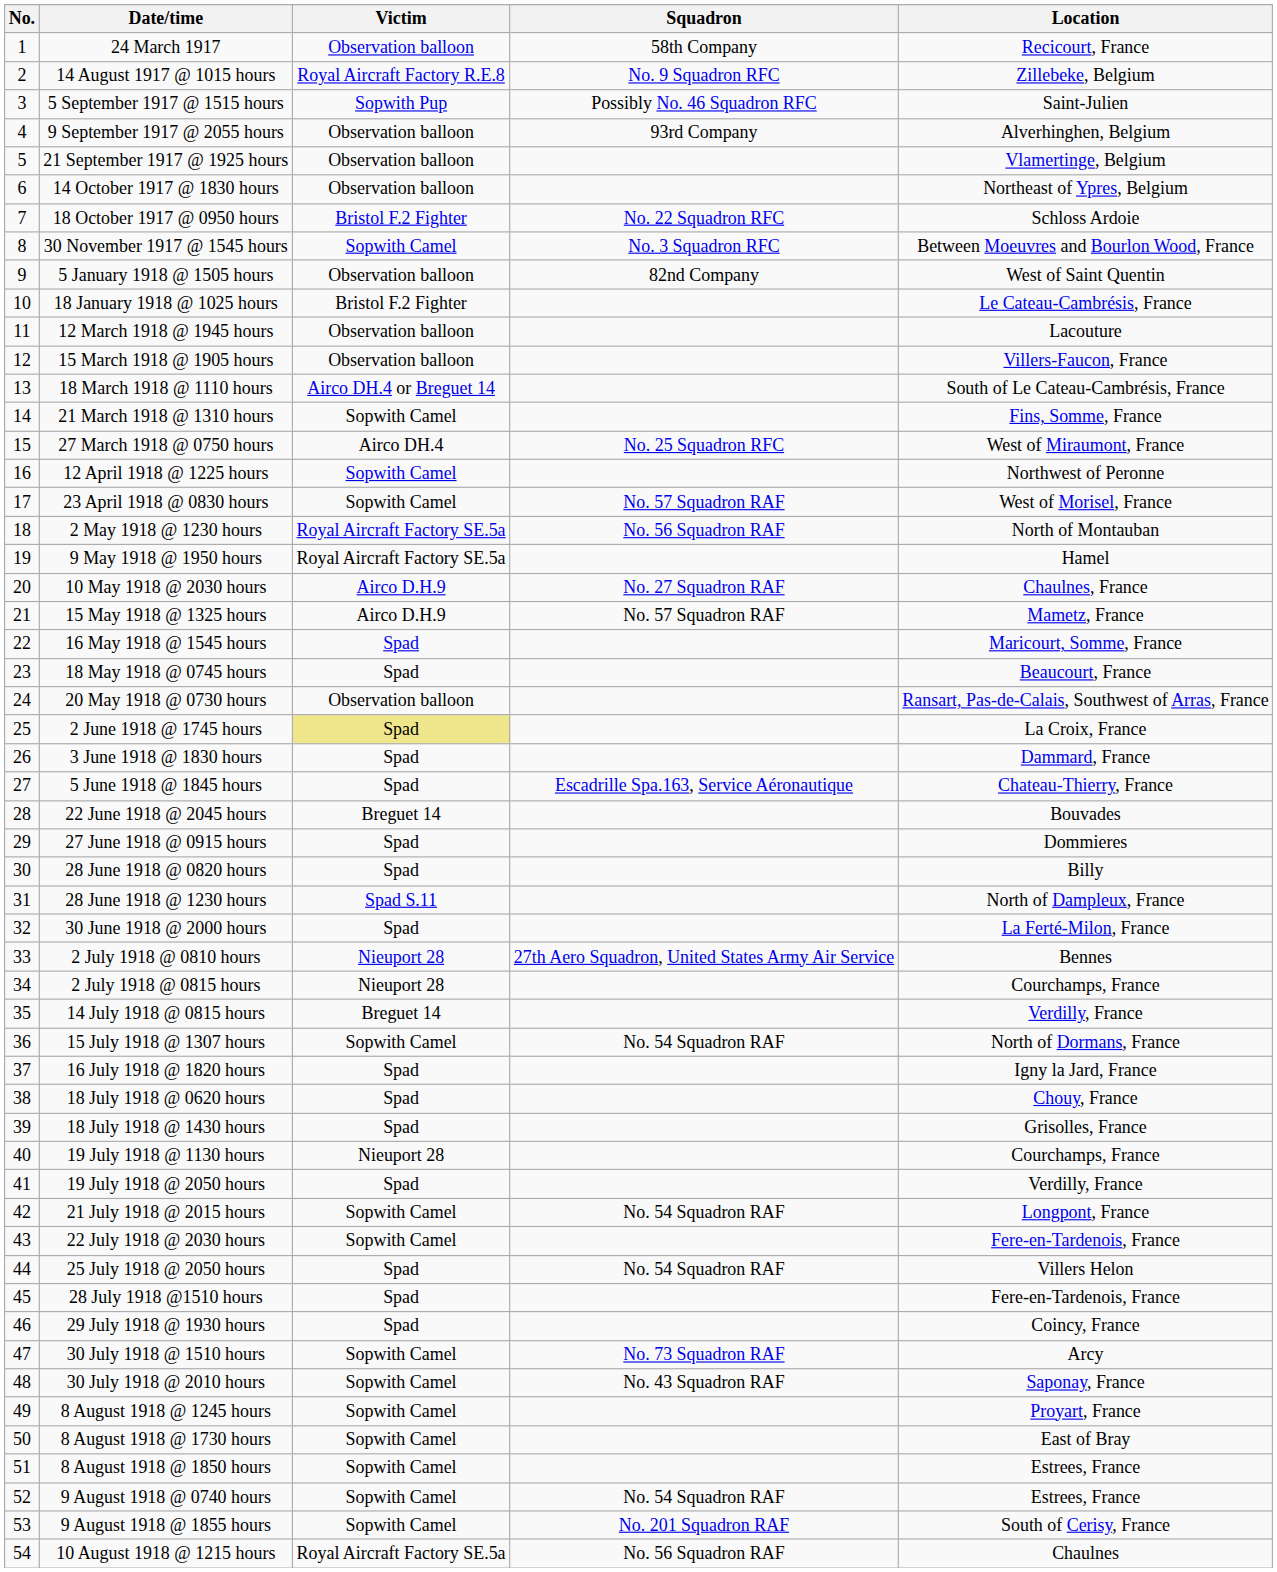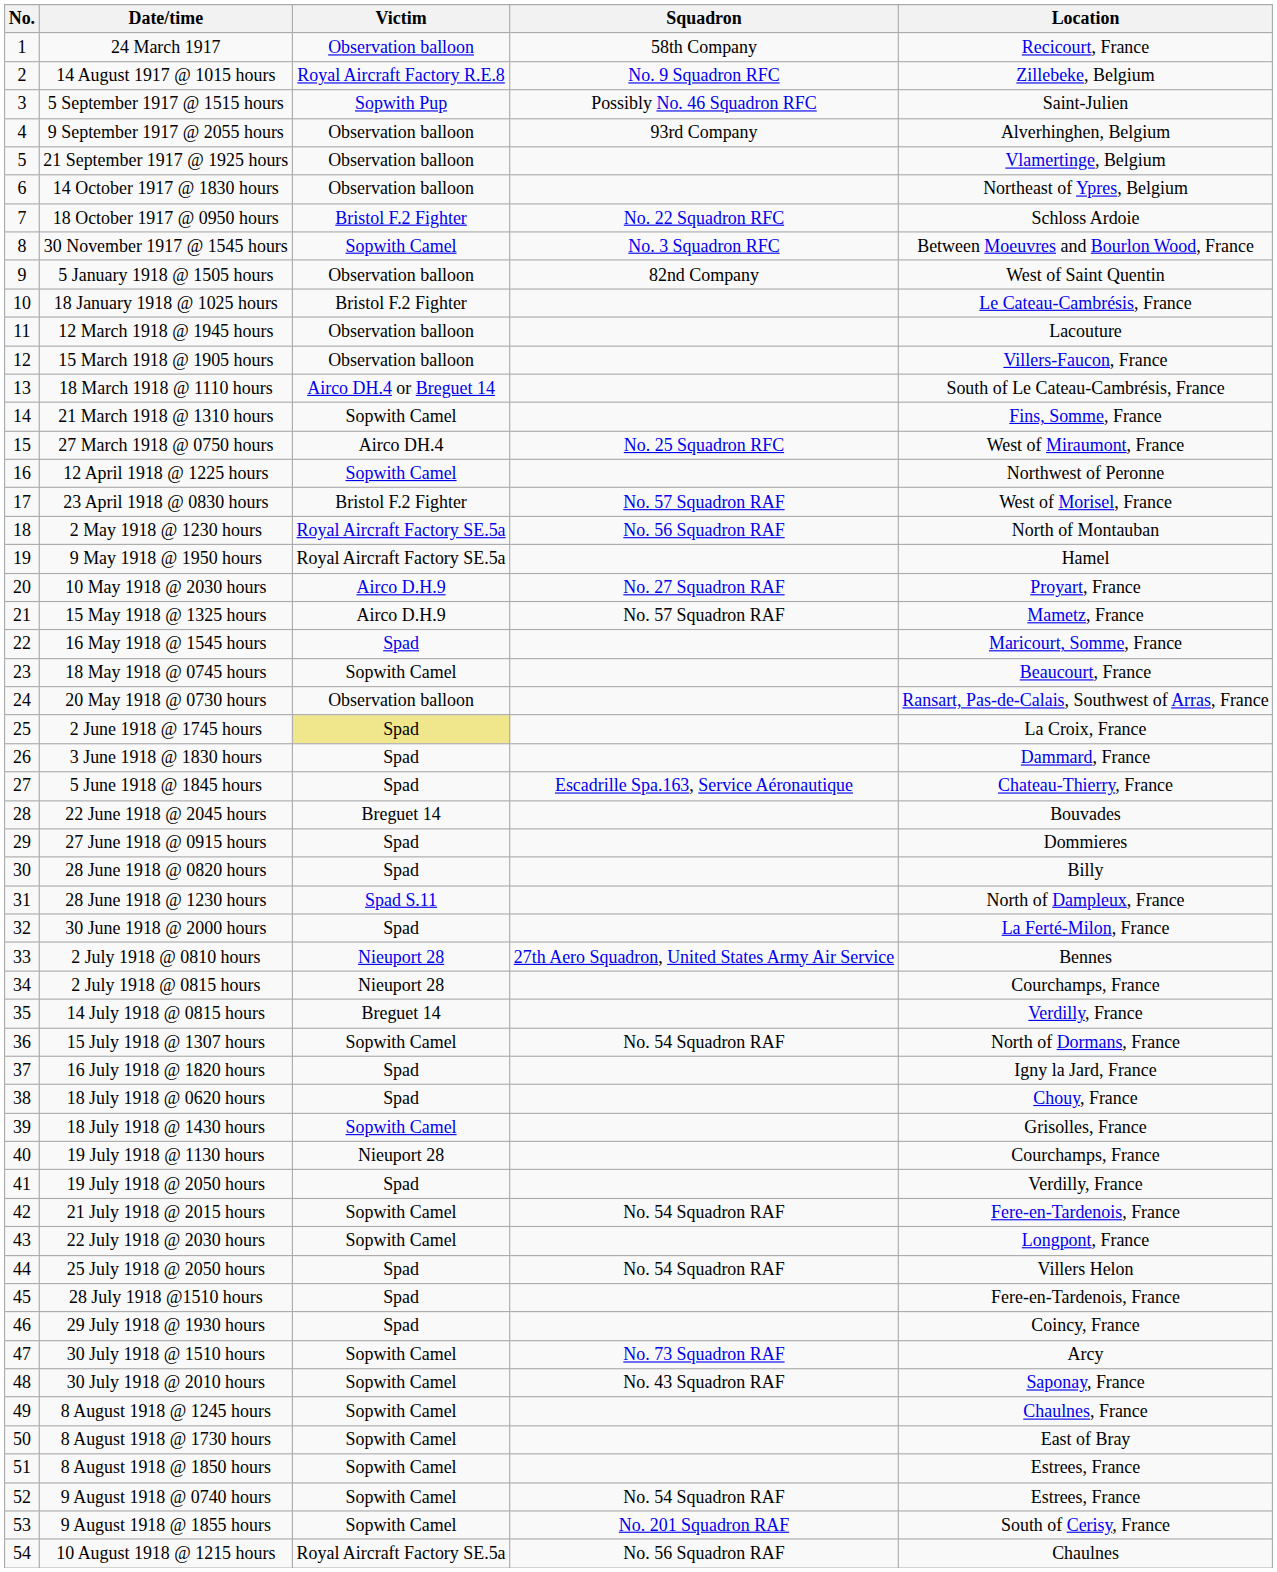(401, 501) Sopwith Camel -> (401, 501) Bristol F.2 Fighter
(1086, 587) Chaulnes, France -> (1086, 587) Proyart, France
(401, 672) Spad -> (401, 672) Sopwith Camel
(401, 1127) Spad -> (401, 1127) Sopwith Camel
(1086, 1212) Longpont, France -> (1086, 1212) Fere-en-Tardenois, France
(1086, 1240) Fere-en-Tardenois, France -> (1086, 1240) Longpont, France
(1086, 1411) Proyart, France -> (1086, 1411) Chaulnes, France
